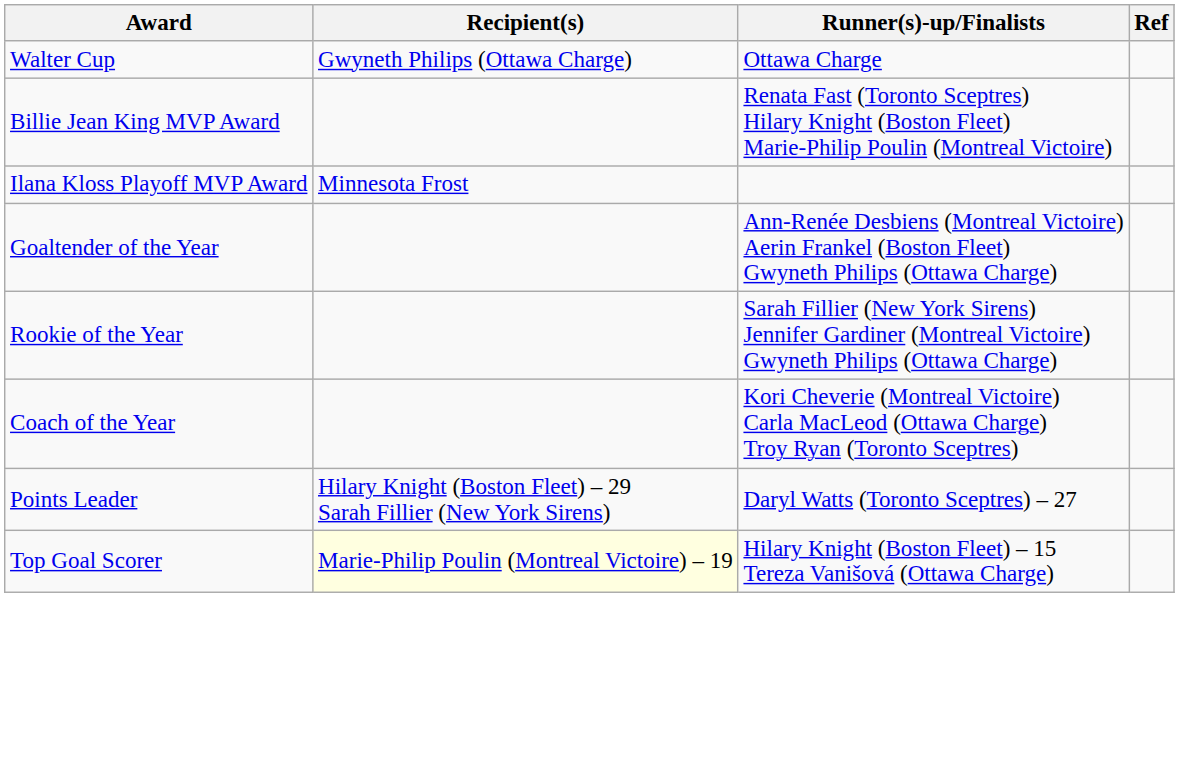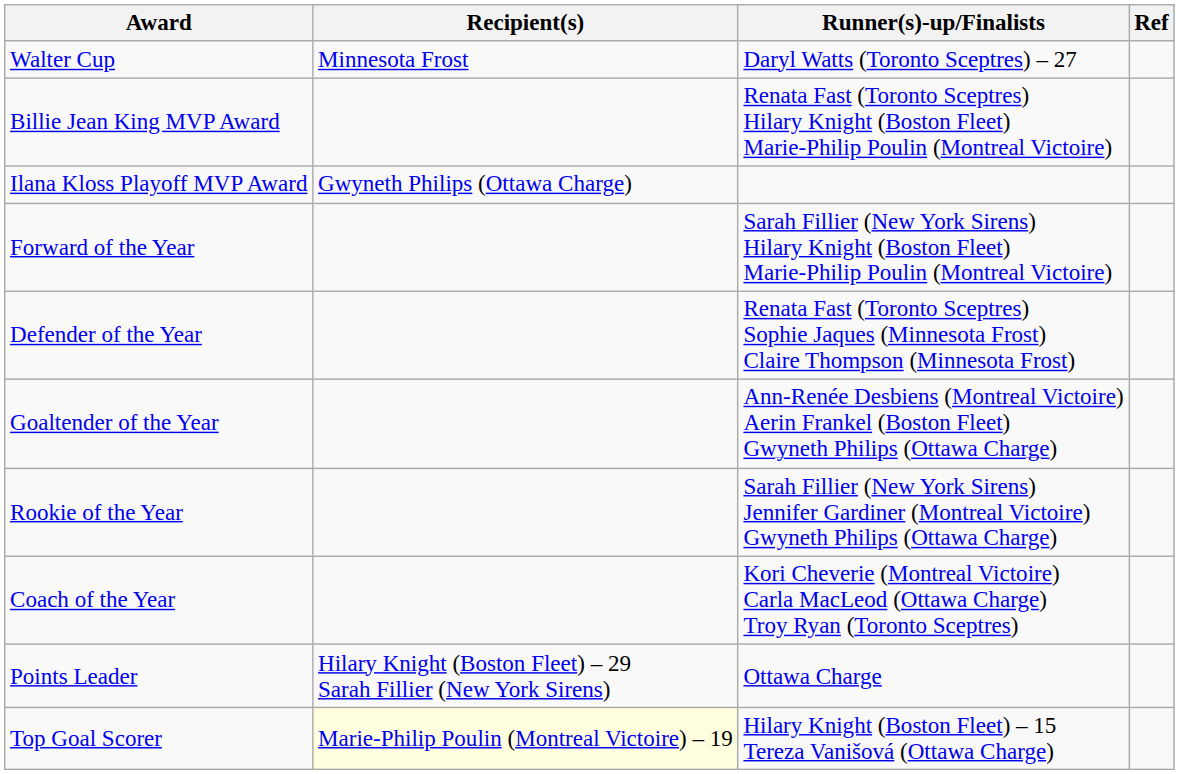(475, 59) Gwyneth Philips (Ottawa Charge) -> (393, 59) Minnesota Frost
(813, 59) Ottawa Charge -> (910, 59) Daryl Watts (Toronto Sceptres) – 27
(393, 184) Minnesota Frost -> (475, 184) Gwyneth Philips (Ottawa Charge)
+ row: (102, 246)
+ row: (106, 335)
(910, 498) Daryl Watts (Toronto Sceptres) – 27 -> (813, 675) Ottawa Charge
